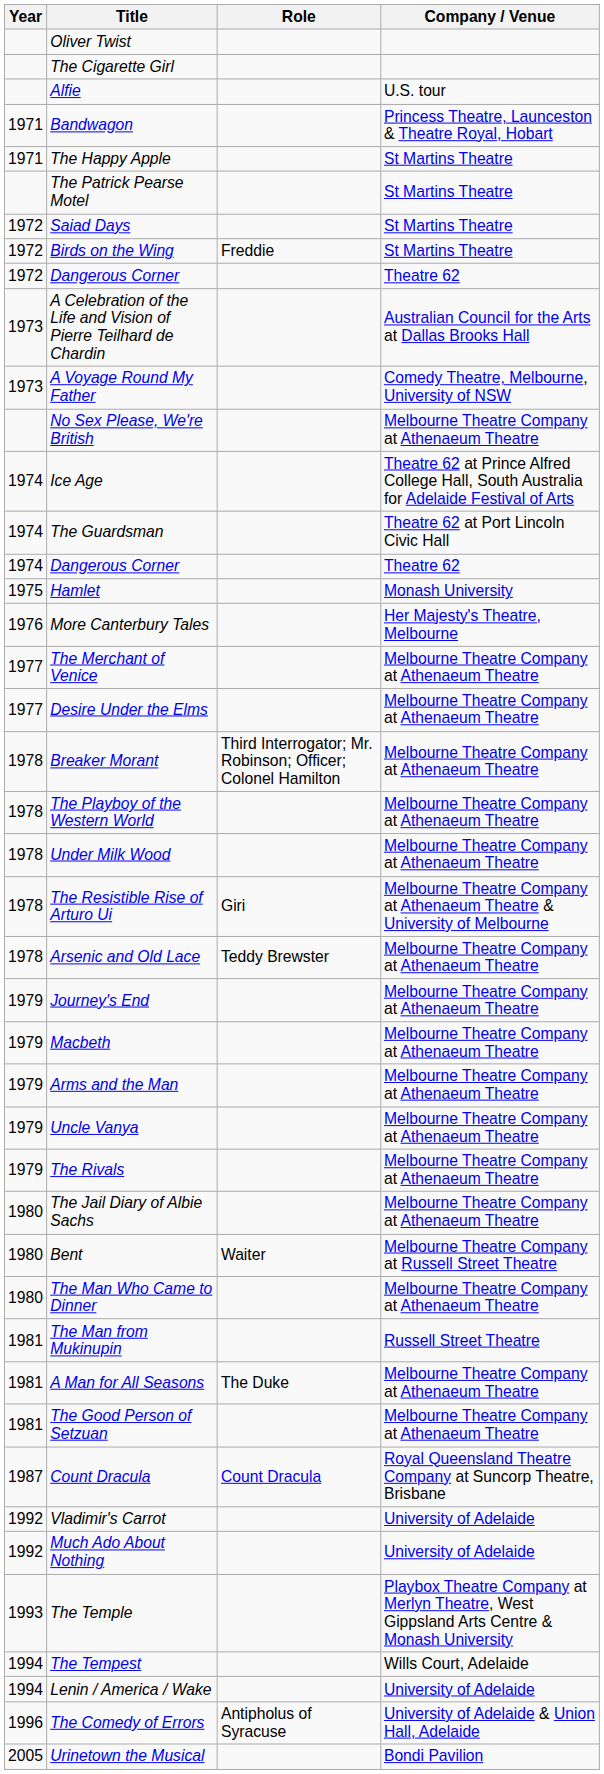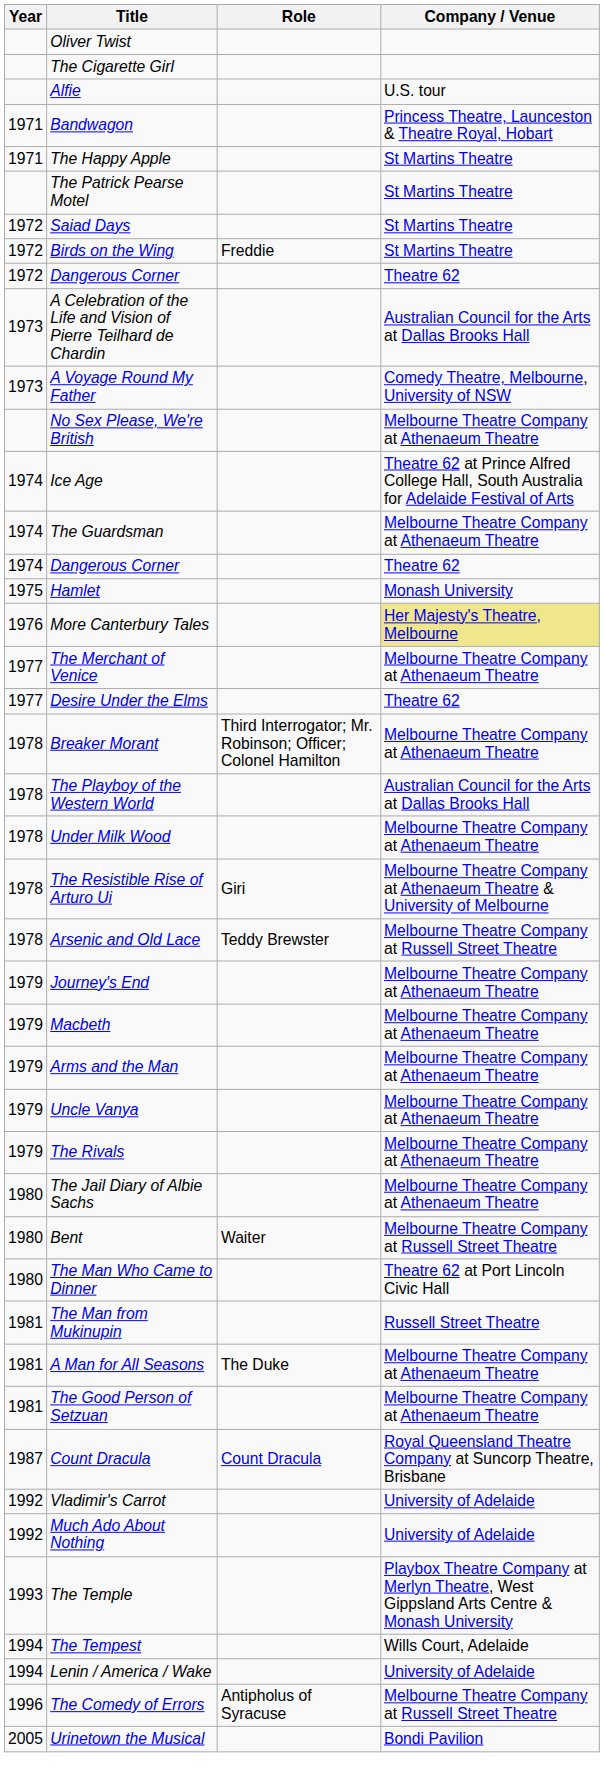(474, 532) Theatre 62 at Port Lincoln Civic Hall -> (486, 532) Melbourne Theatre Company at Athenaeum Theatre
(462, 624) no background -> (462, 624) khaki background
(486, 709) Melbourne Theatre Company at Athenaeum Theatre -> (422, 701) Theatre 62
(486, 812) Melbourne Theatre Company at Athenaeum Theatre -> (487, 794) Australian Council for the Arts at Dallas Brooks Hall
(486, 957) Melbourne Theatre Company at Athenaeum Theatre -> (486, 940) Melbourne Theatre Company at Russell Street Theatre
(486, 1297) Melbourne Theatre Company at Athenaeum Theatre -> (474, 1280) Theatre 62 at Port Lincoln Civic Hall
(489, 1722) University of Adelaide & Union Hall, Adelaide -> (486, 1705) Melbourne Theatre Company at Russell Street Theatre
